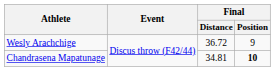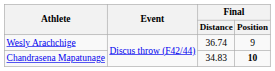(216, 43) 36.72 -> (216, 43) 36.74
(216, 58) 34.81 -> (216, 58) 34.83
